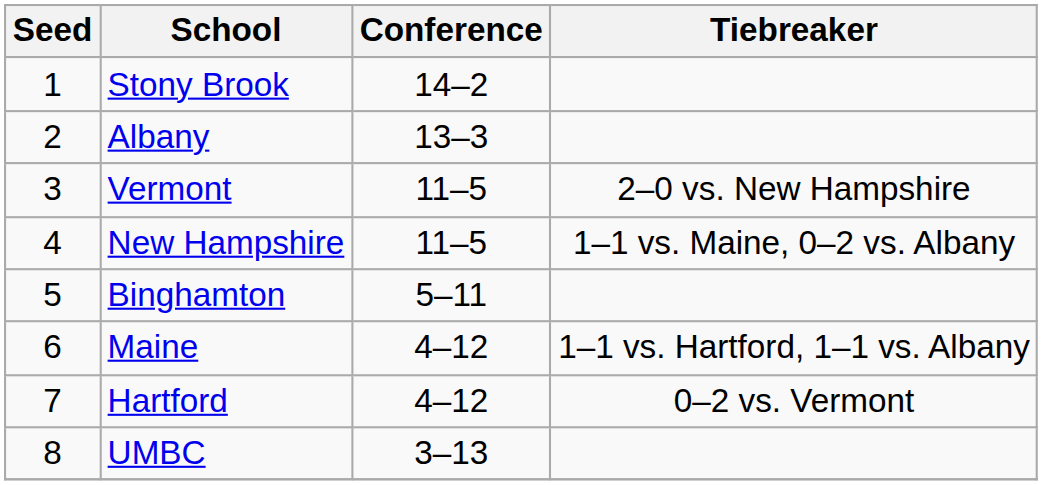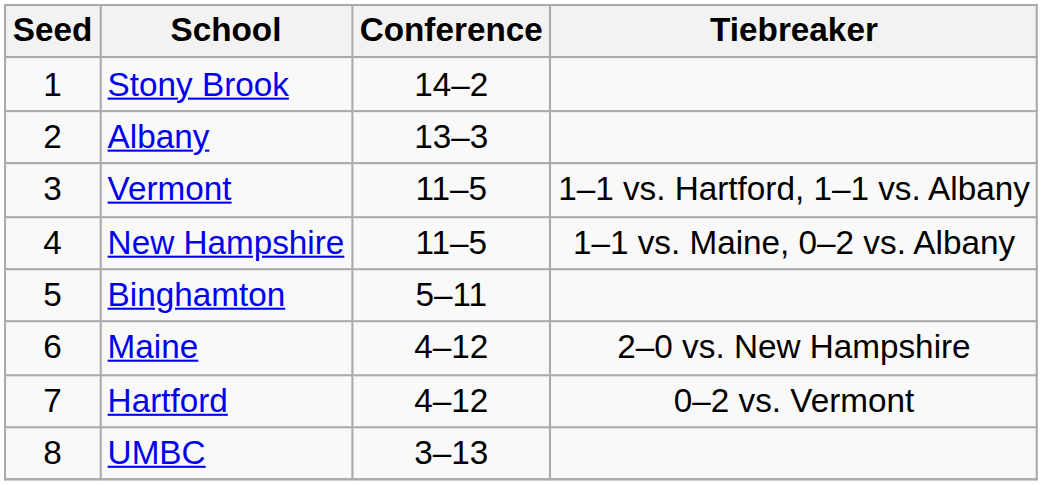(794, 189) 2–0 vs. New Hampshire -> (794, 189) 1–1 vs. Hartford, 1–1 vs. Albany
(794, 347) 1–1 vs. Hartford, 1–1 vs. Albany -> (794, 347) 2–0 vs. New Hampshire
